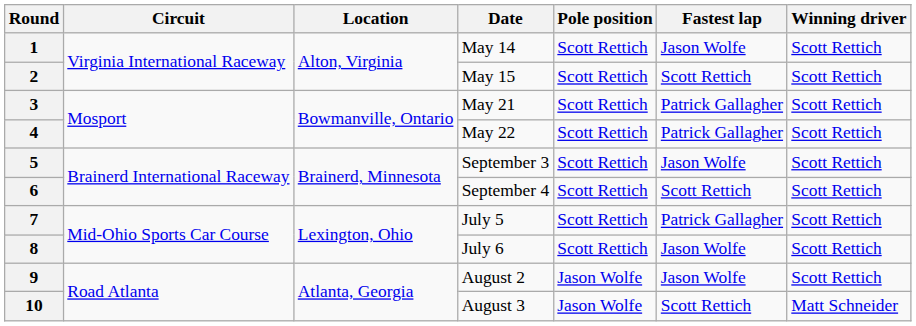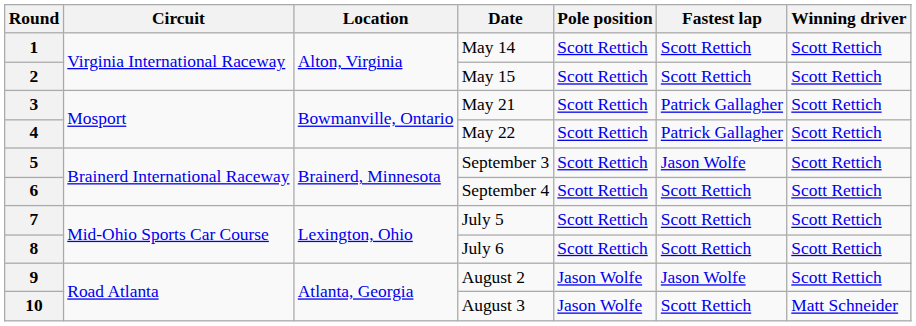(703, 47) Jason Wolfe -> (706, 47) Scott Rettich
(722, 219) Patrick Gallagher -> (706, 219) Scott Rettich
(703, 248) Jason Wolfe -> (706, 248) Scott Rettich
